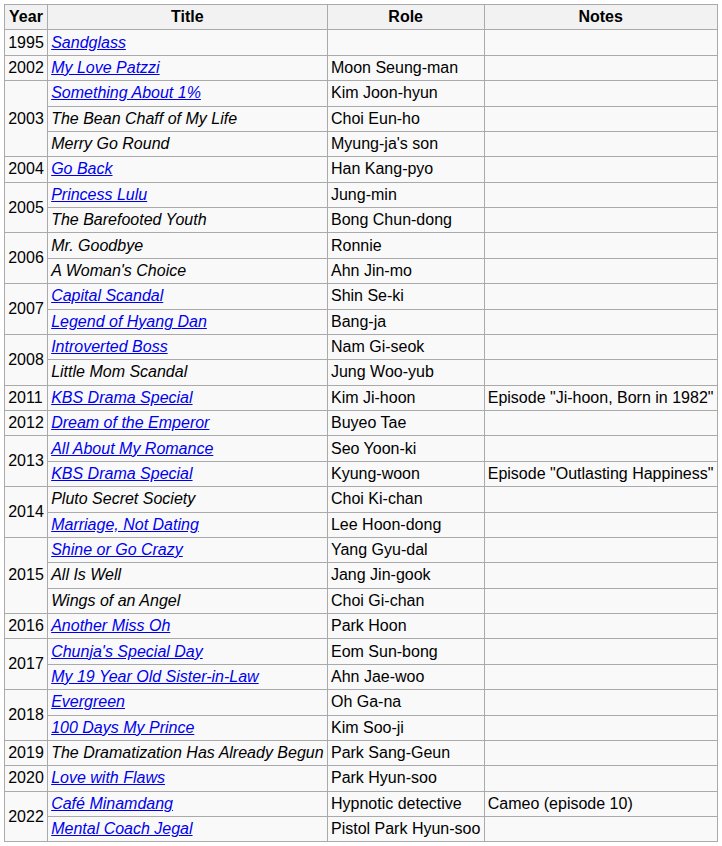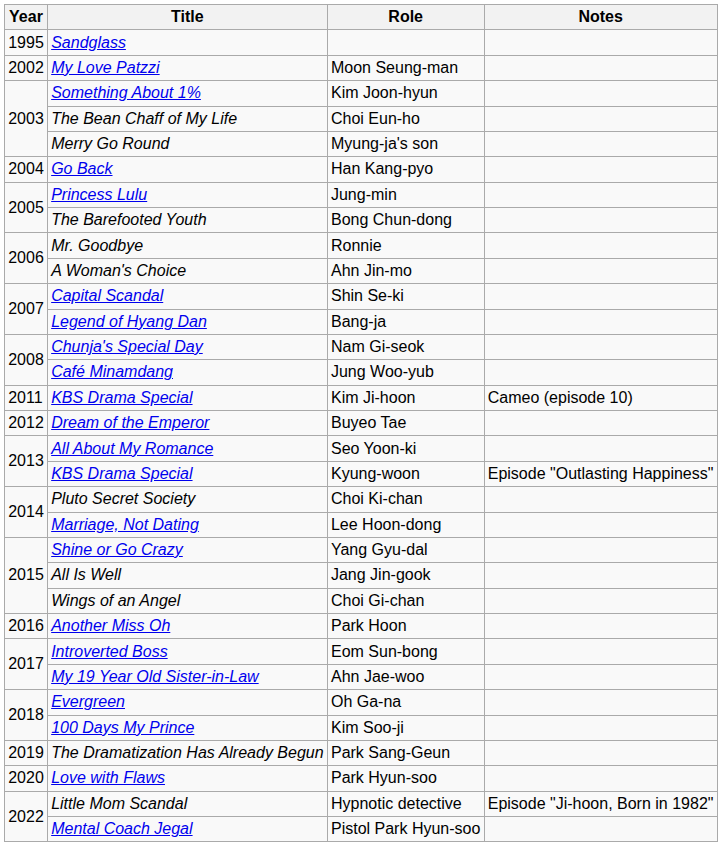(109, 347) Introverted Boss -> (127, 347) Chunja's Special Day
(119, 372) Little Mom Scandal -> (112, 372) Café Minamdang
(601, 397) Episode "Ji-hoon, Born in 1982" -> (560, 397) Cameo (episode 10)
(127, 651) Chunja's Special Day -> (109, 651) Introverted Boss
(112, 803) Café Minamdang -> (119, 803) Little Mom Scandal
(560, 803) Cameo (episode 10) -> (601, 803) Episode "Ji-hoon, Born in 1982"
